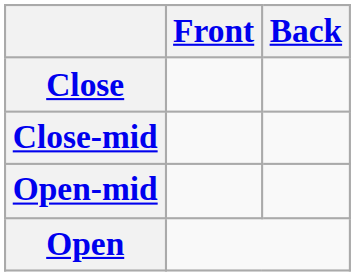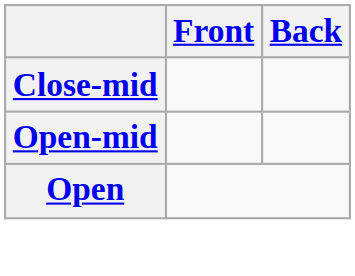- row: (85, 84)
